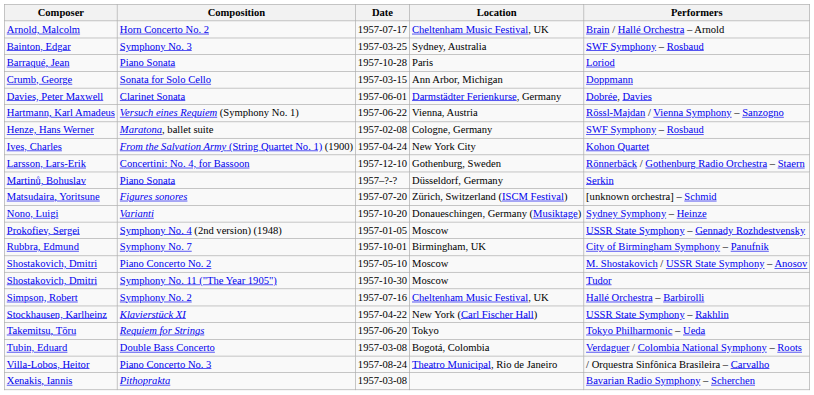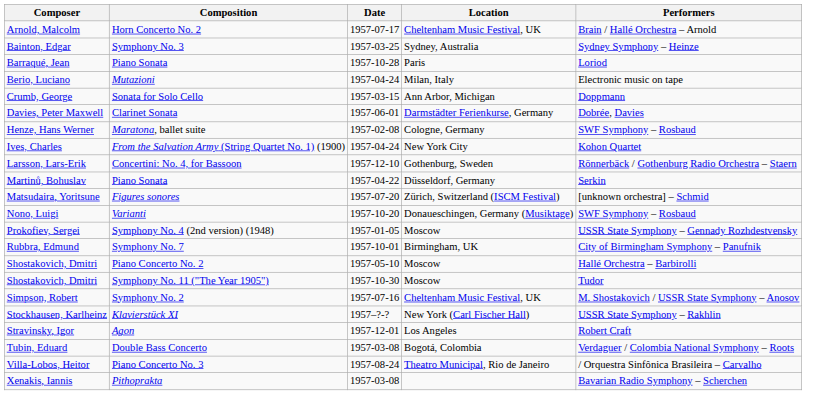(645, 46) SWF Symphony – Rosbaud -> (638, 46) Sydney Symphony – Heinze
+ row: (38, 79)
- row: (61, 113)
(378, 180) 1957–?-? -> (375, 180) 1957-04-22
(646, 213) Sydney Symphony – Heinze -> (637, 213) SWF Symphony – Rosbaud
(697, 264) M. Shostakovich / USSR State Symphony – Anosov -> (637, 264) Hallé Orchestra – Barbirolli
(645, 297) Hallé Orchestra – Barbirolli -> (689, 297) M. Shostakovich / USSR State Symphony – Anosov
(383, 314) 1957-04-22 -> (370, 314) 1957–?-?
+ row: (40, 331)
- row: (41, 331)
